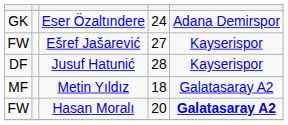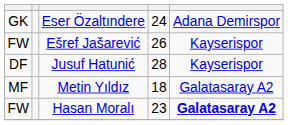(159, 43) 27 -> (159, 43) 26
(159, 109) 20 -> (159, 109) 23
